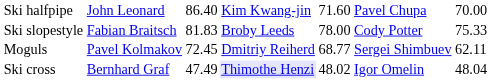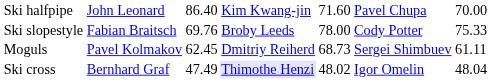(202, 30) 81.83 -> (202, 30) 69.76
(202, 49) 72.45 -> (202, 49) 62.45
(335, 49) 68.77 -> (335, 49) 68.73
(471, 49) 62.11 -> (471, 49) 61.11
